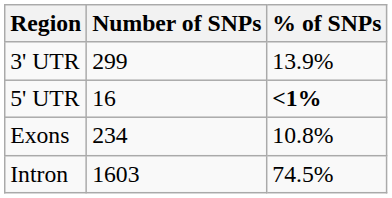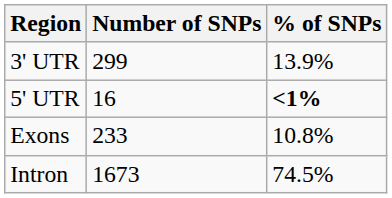(110, 135) 234 -> (110, 135) 233
(116, 173) 1603 -> (116, 173) 1673
